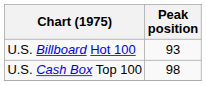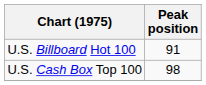(173, 49) 93 -> (173, 49) 91
